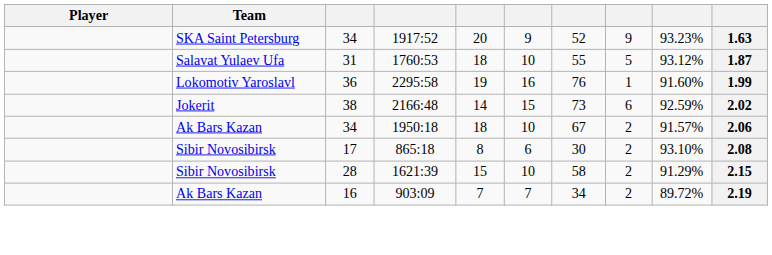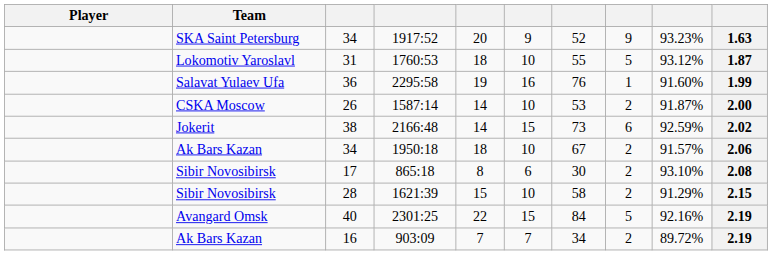(230, 60) Salavat Yulaev Ufa -> (235, 60) Lokomotiv Yaroslavl
(235, 82) Lokomotiv Yaroslavl -> (230, 82) Salavat Yulaev Ufa
+ row: (415, 104)
+ row: (415, 216)
